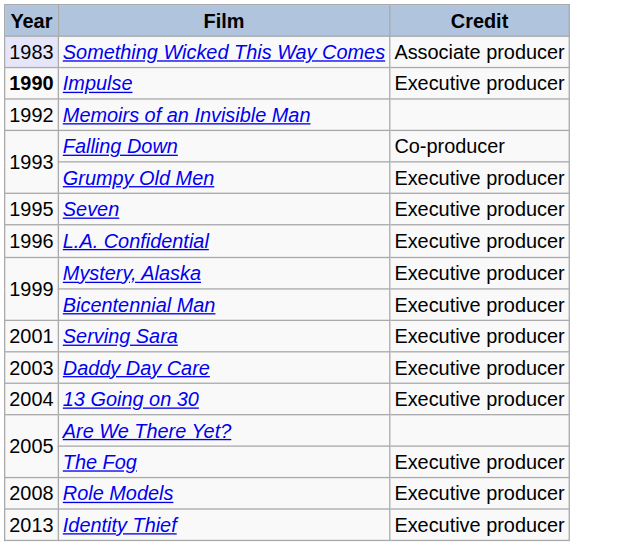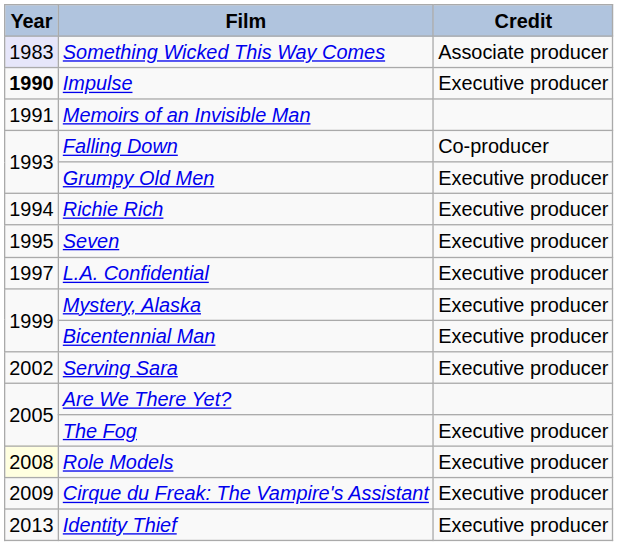(31, 115) 1992 -> (31, 115) 1991
+ row: (113, 210)
(31, 241) 1996 -> (31, 273) 1997
(31, 336) 2001 -> (31, 367) 2002
- row: (136, 367)
- row: (131, 399)
(31, 493) no background -> (31, 462) lightyellow background
+ row: (246, 493)
